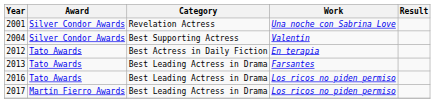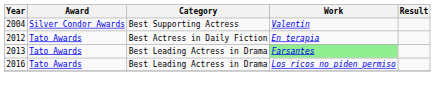- row: (16, 24)
(293, 64) no background -> (293, 51) lightgreen background
- row: (16, 91)
